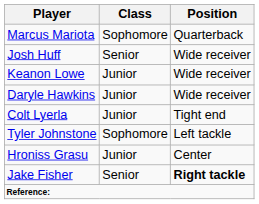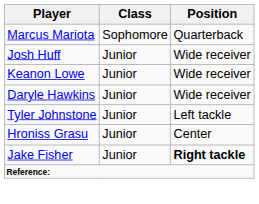(121, 54) Senior -> (120, 54) Junior
- row: (37, 114)
(135, 134) Sophomore -> (120, 114) Junior
(121, 174) Senior -> (120, 154) Junior
